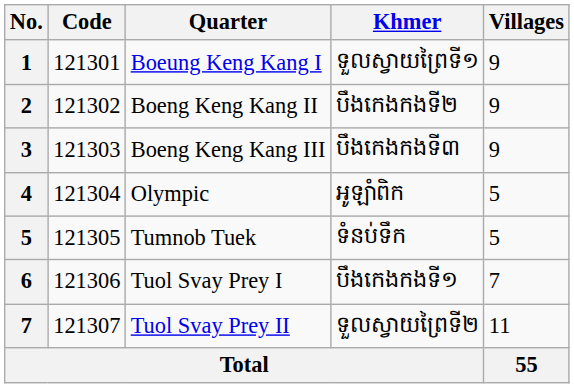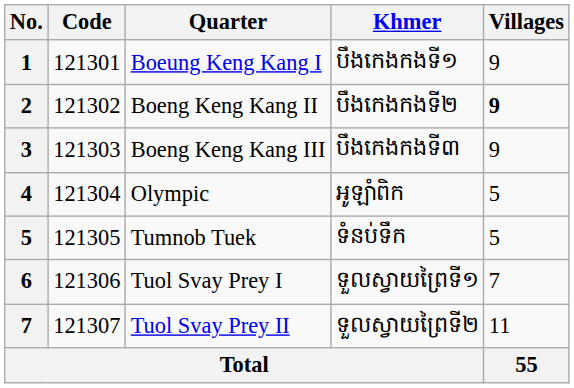(407, 60) ទួលស្វាយព្រៃទី១ -> (397, 60) បឹងកេងកងទី១
(494, 105) normal -> (494, 105) bold
(397, 280) បឹងកេងកងទី១ -> (407, 280) ទួលស្វាយព្រៃទី១
